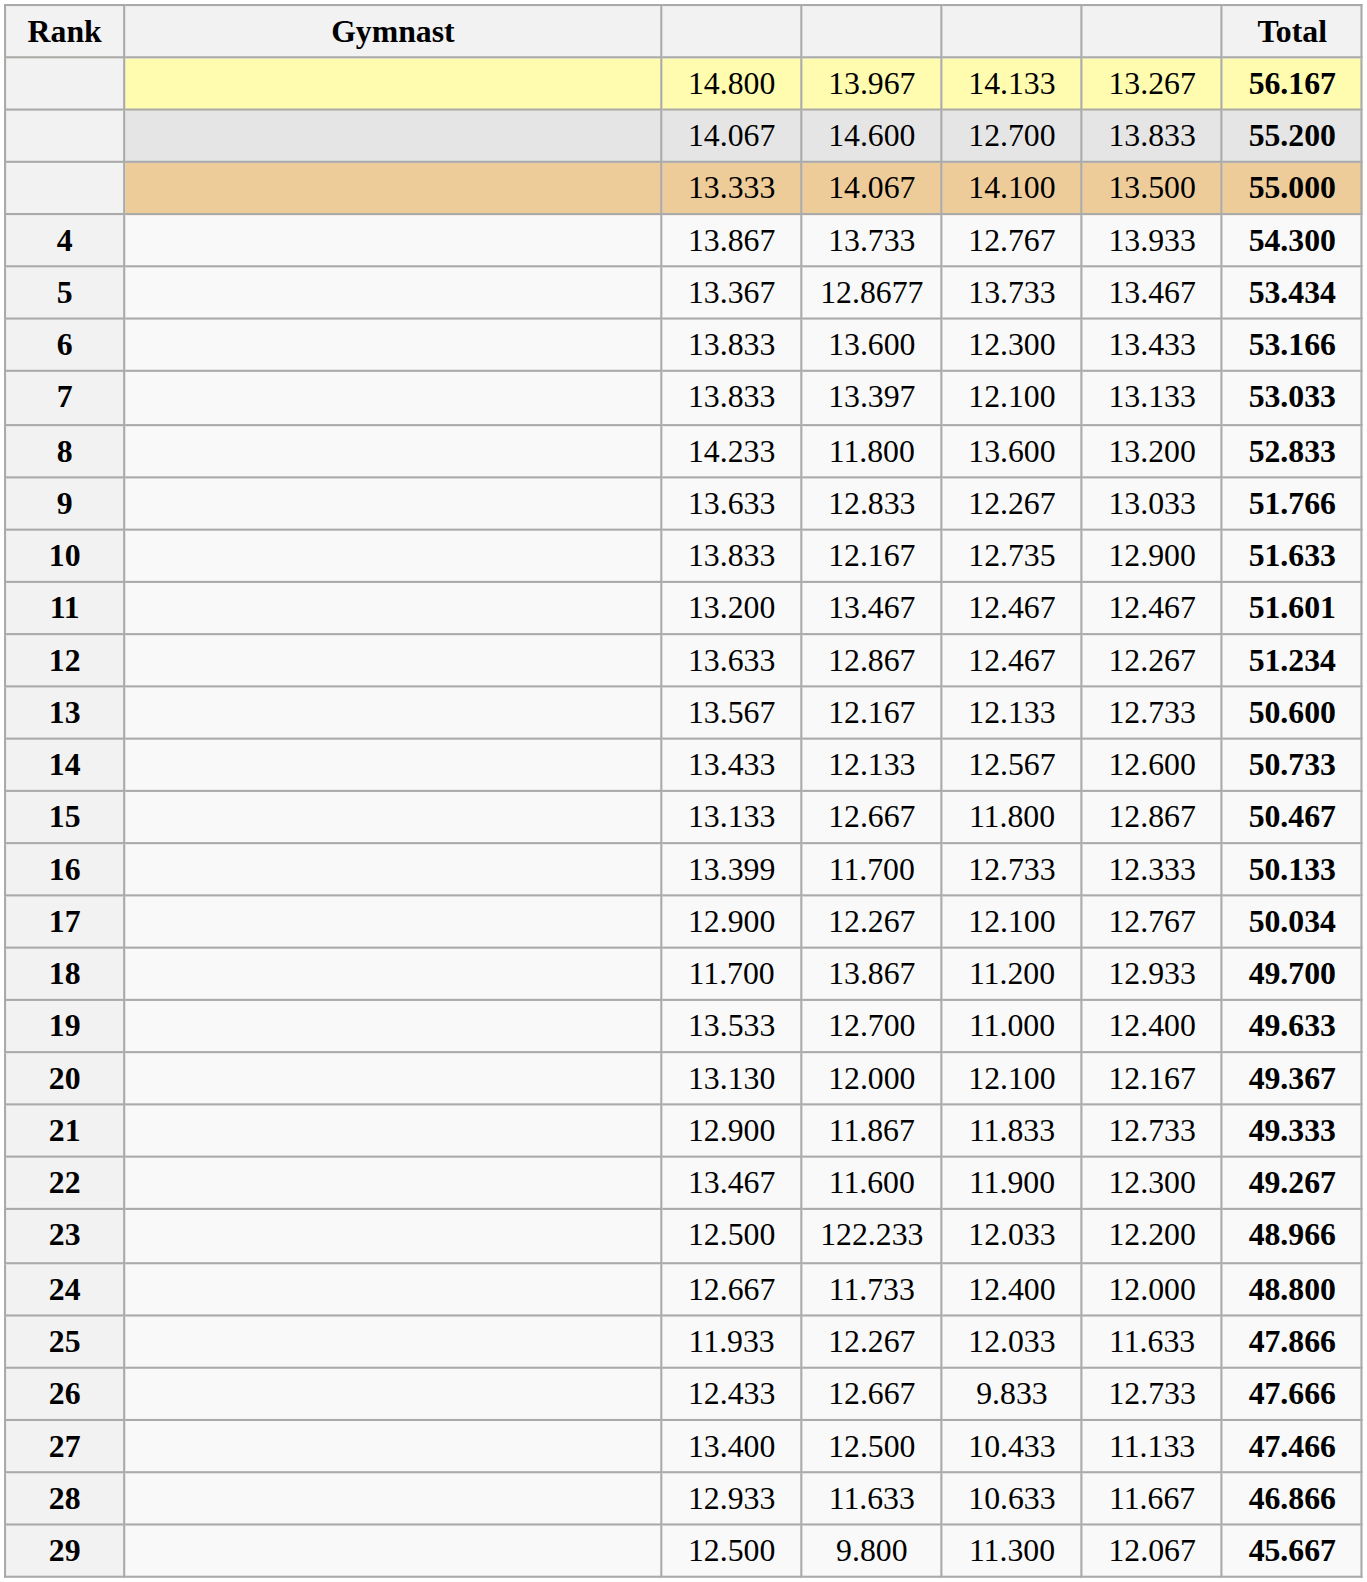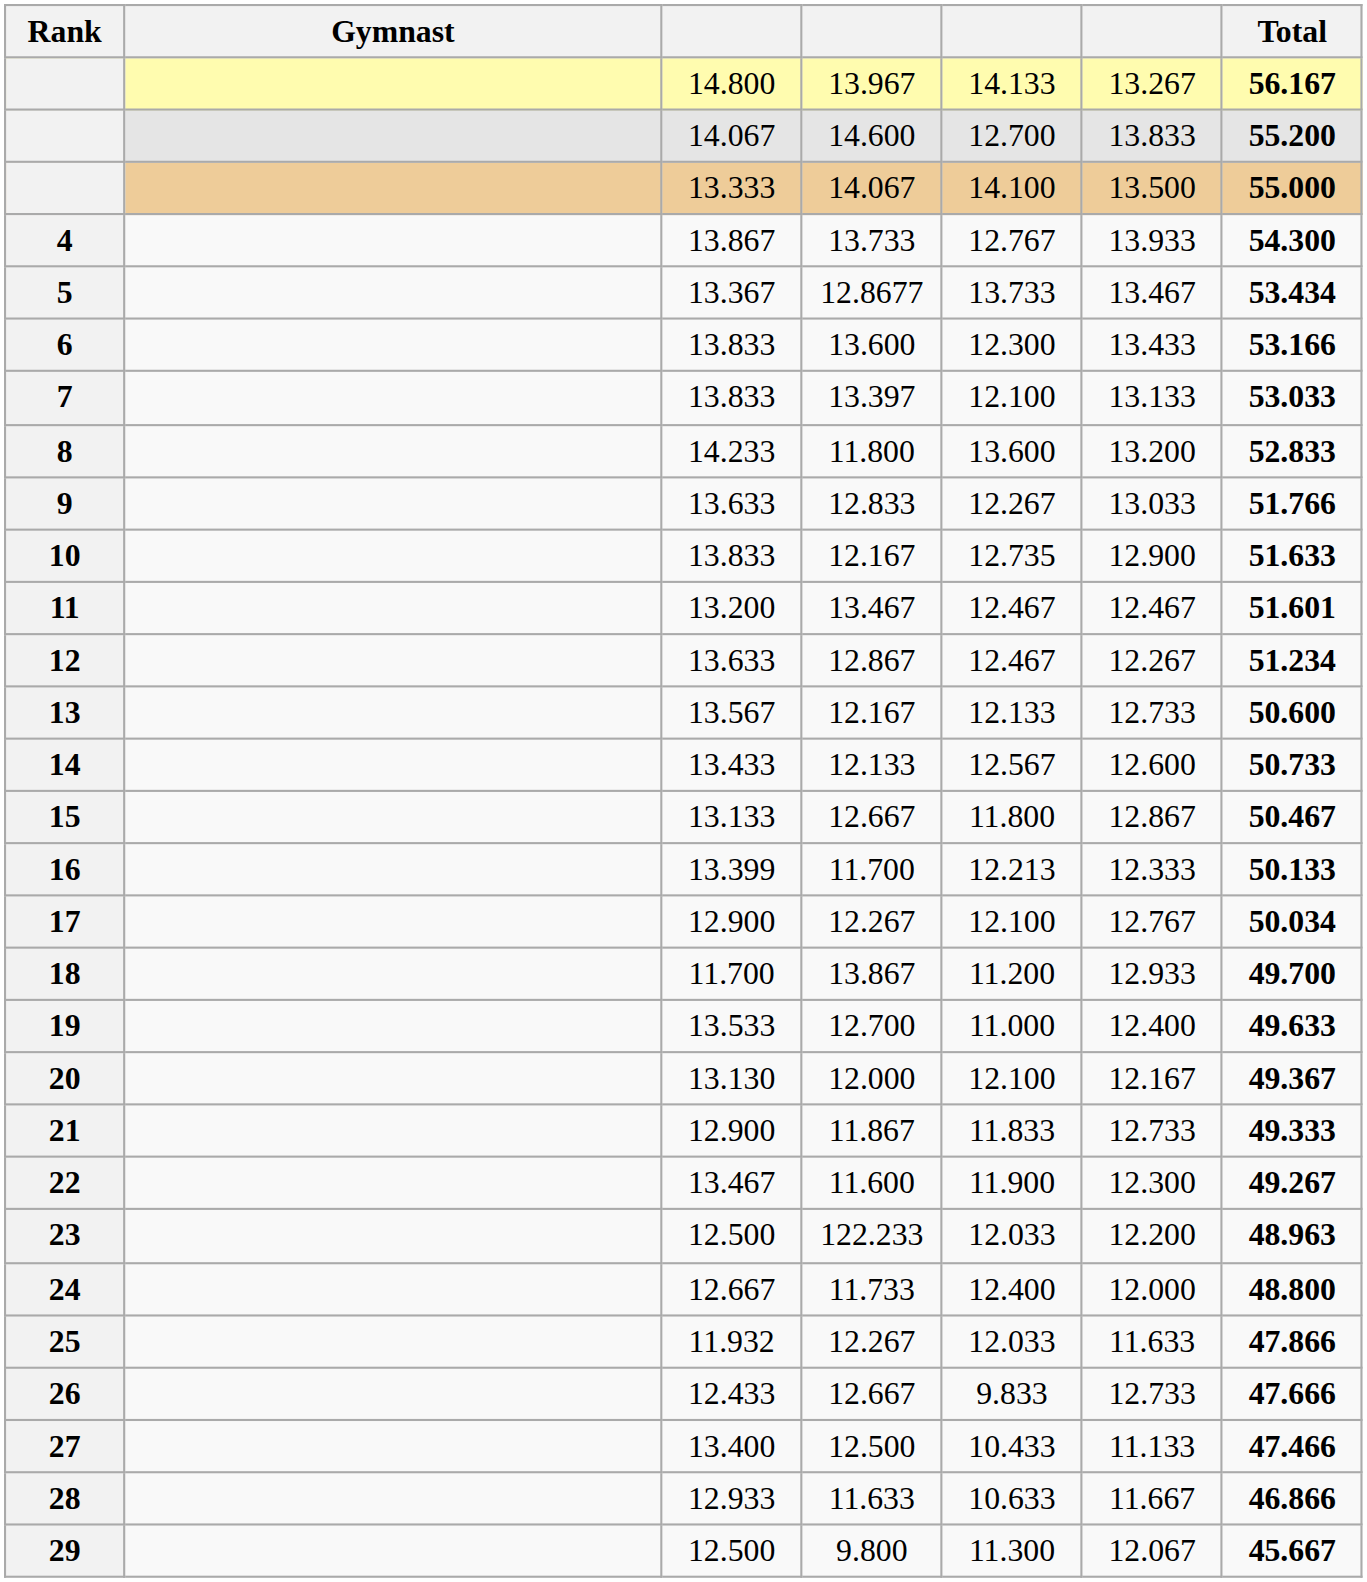(1012, 868) 12.733 -> (1012, 868) 12.213
(1292, 1235) 48.966 -> (1292, 1235) 48.963
(732, 1340) 11.933 -> (732, 1340) 11.932
